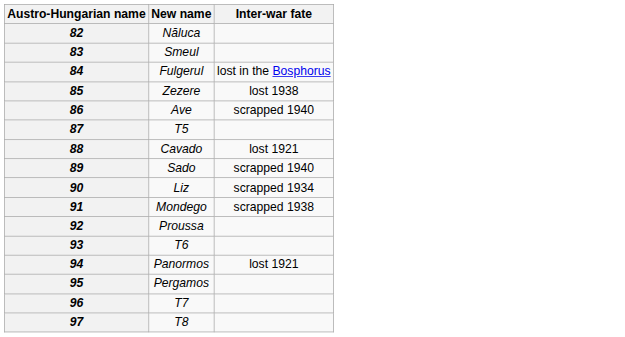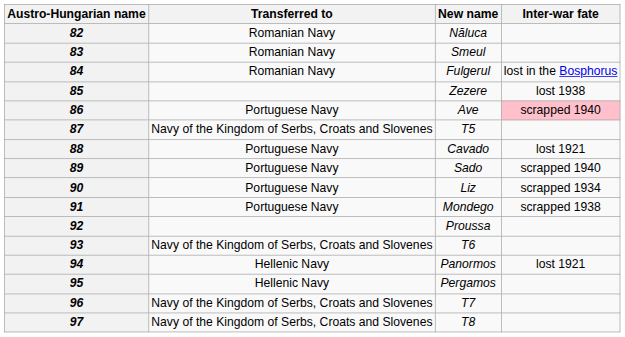+ column: (292, 14)
(274, 110) no background -> (561, 110) pink background
